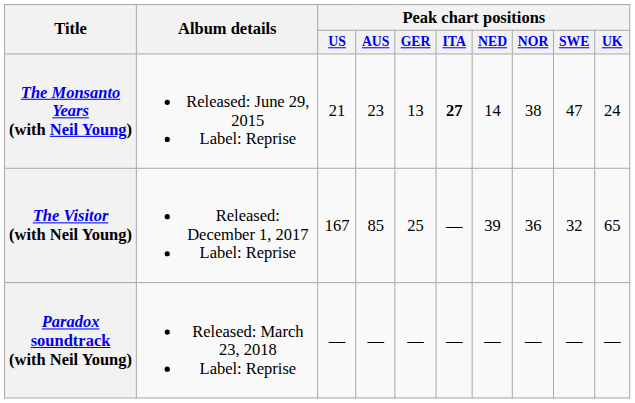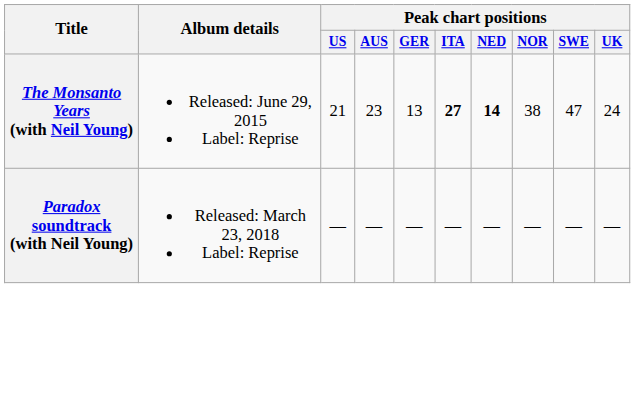(493, 110) normal -> (492, 110) bold
- row: (71, 225)
